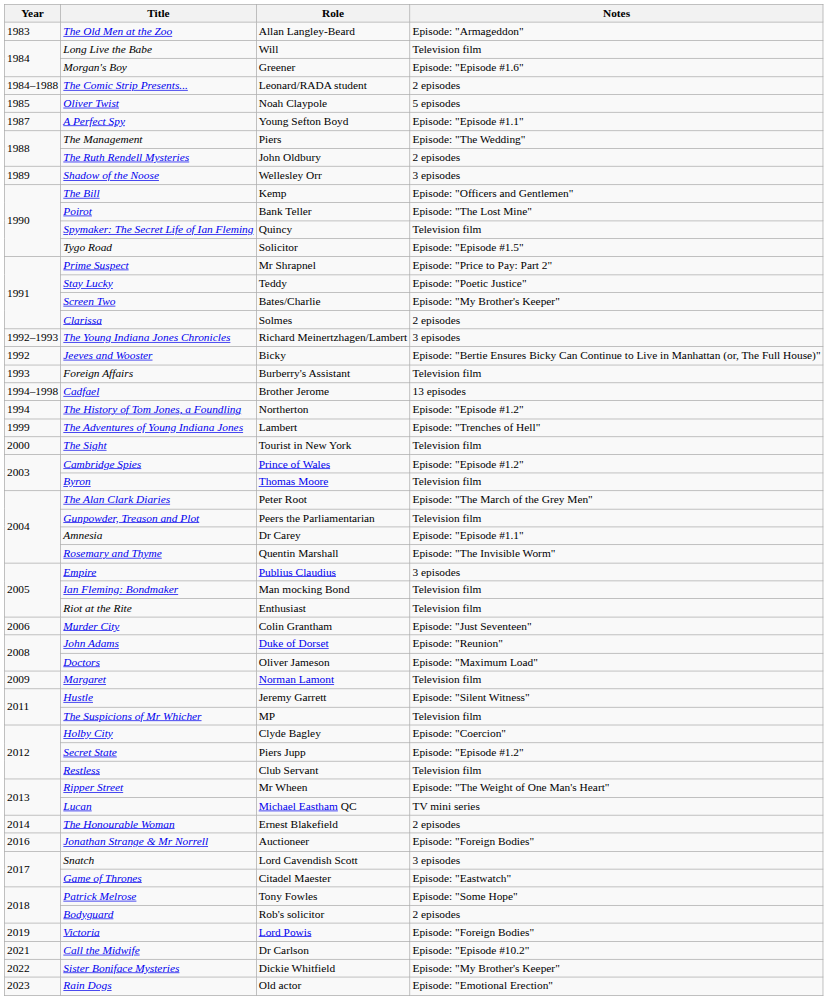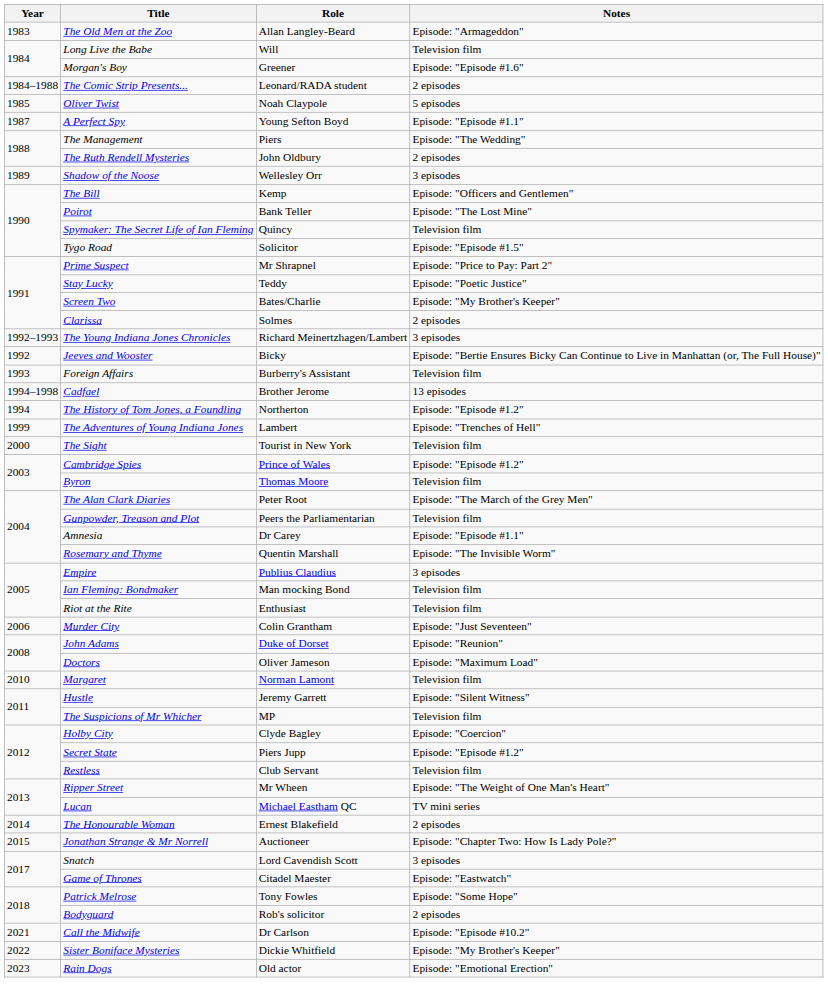(18, 680) 2009 -> (18, 680) 2010
(18, 842) 2016 -> (18, 842) 2015
(473, 842) Episode: "Foreign Bodies" -> (514, 842) Episode: "Chapter Two: How Is Lady Pole?"
- row: (82, 932)
